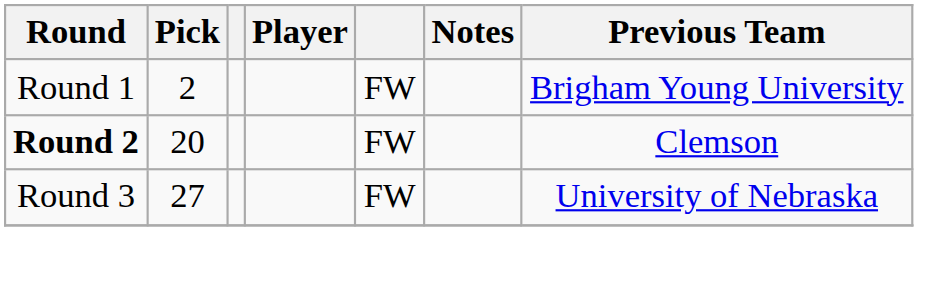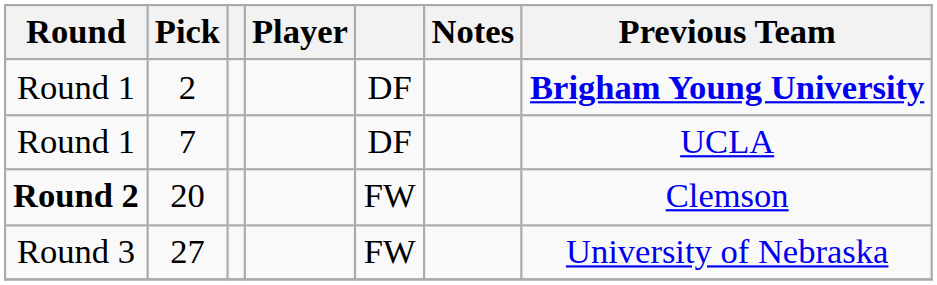(390, 86) FW -> (390, 86) DF
(717, 86) normal -> (727, 86) bold
+ row: (187, 141)
